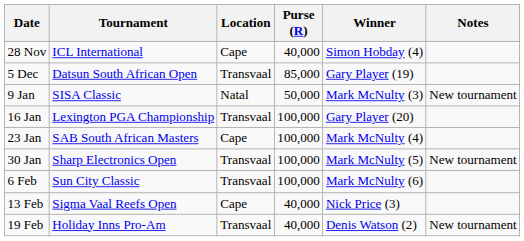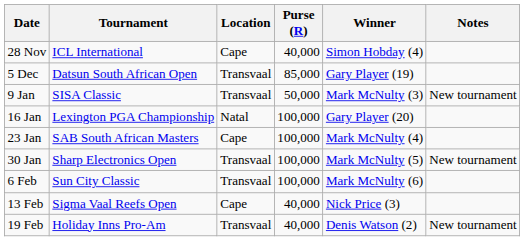(234, 95) Natal -> (246, 95) Transvaal
(246, 117) Transvaal -> (234, 117) Natal
